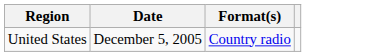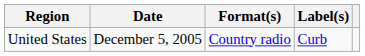+ column: (323, 16)
